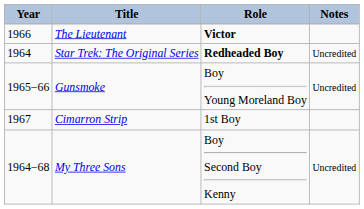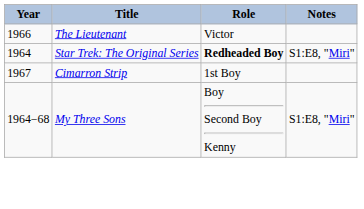(220, 34) bold -> (219, 34) normal
(334, 54) Uncredited -> (322, 53) S1:E8, "Miri"
- row: (80, 86)
(334, 168) Uncredited -> (322, 120) S1:E8, "Miri"
